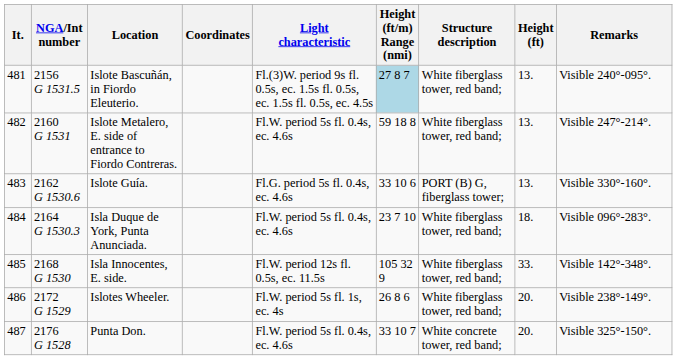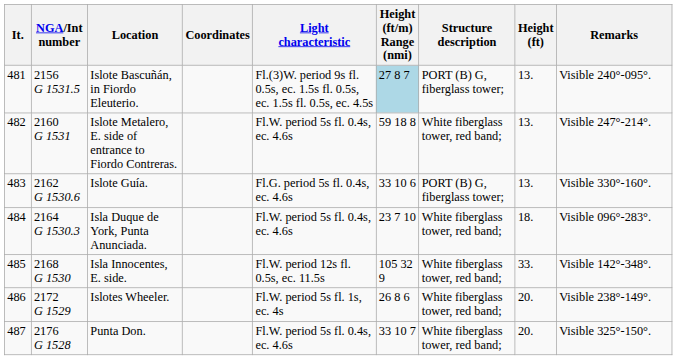(462, 82) White fiberglass tower, red band; -> (463, 82) PORT (B) G, fiberglass tower;
(462, 338) White concrete tower, red band; -> (462, 338) White fiberglass tower, red band;
